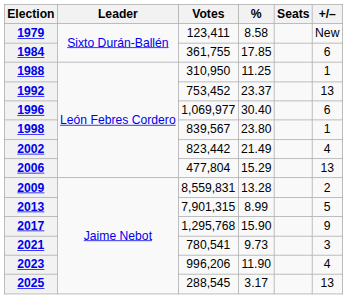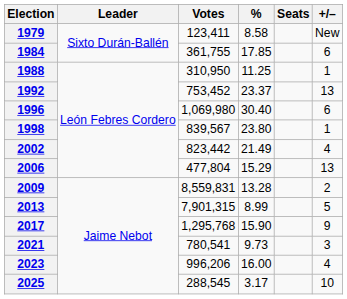(208, 110) 1,069,977 -> (208, 110) 1,069,980
(256, 264) 11.90 -> (256, 264) 16.00
(327, 284) 13 -> (327, 284) 10
